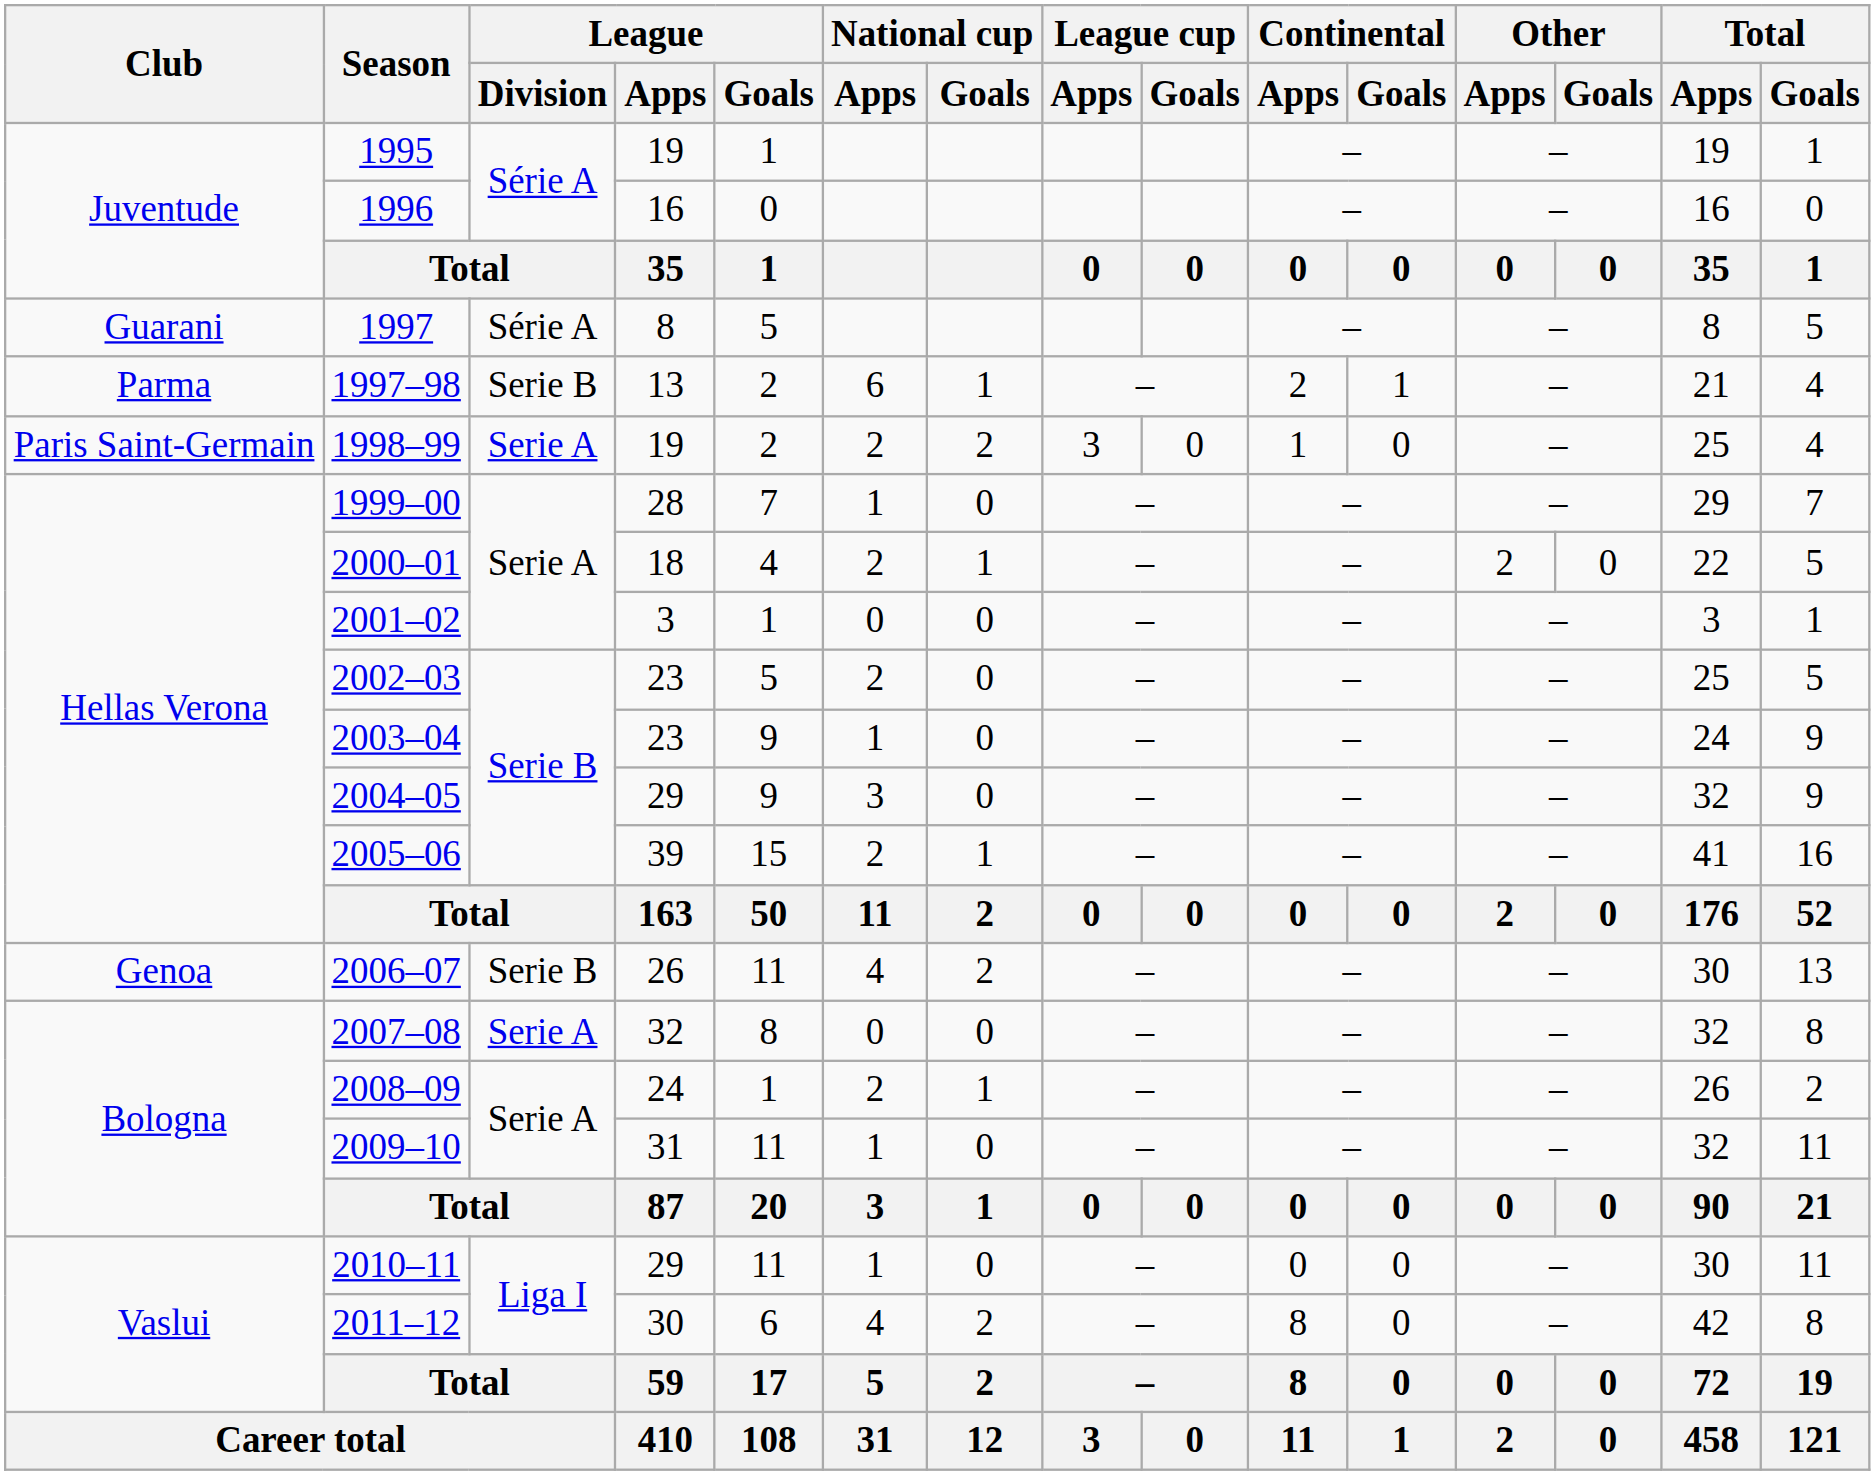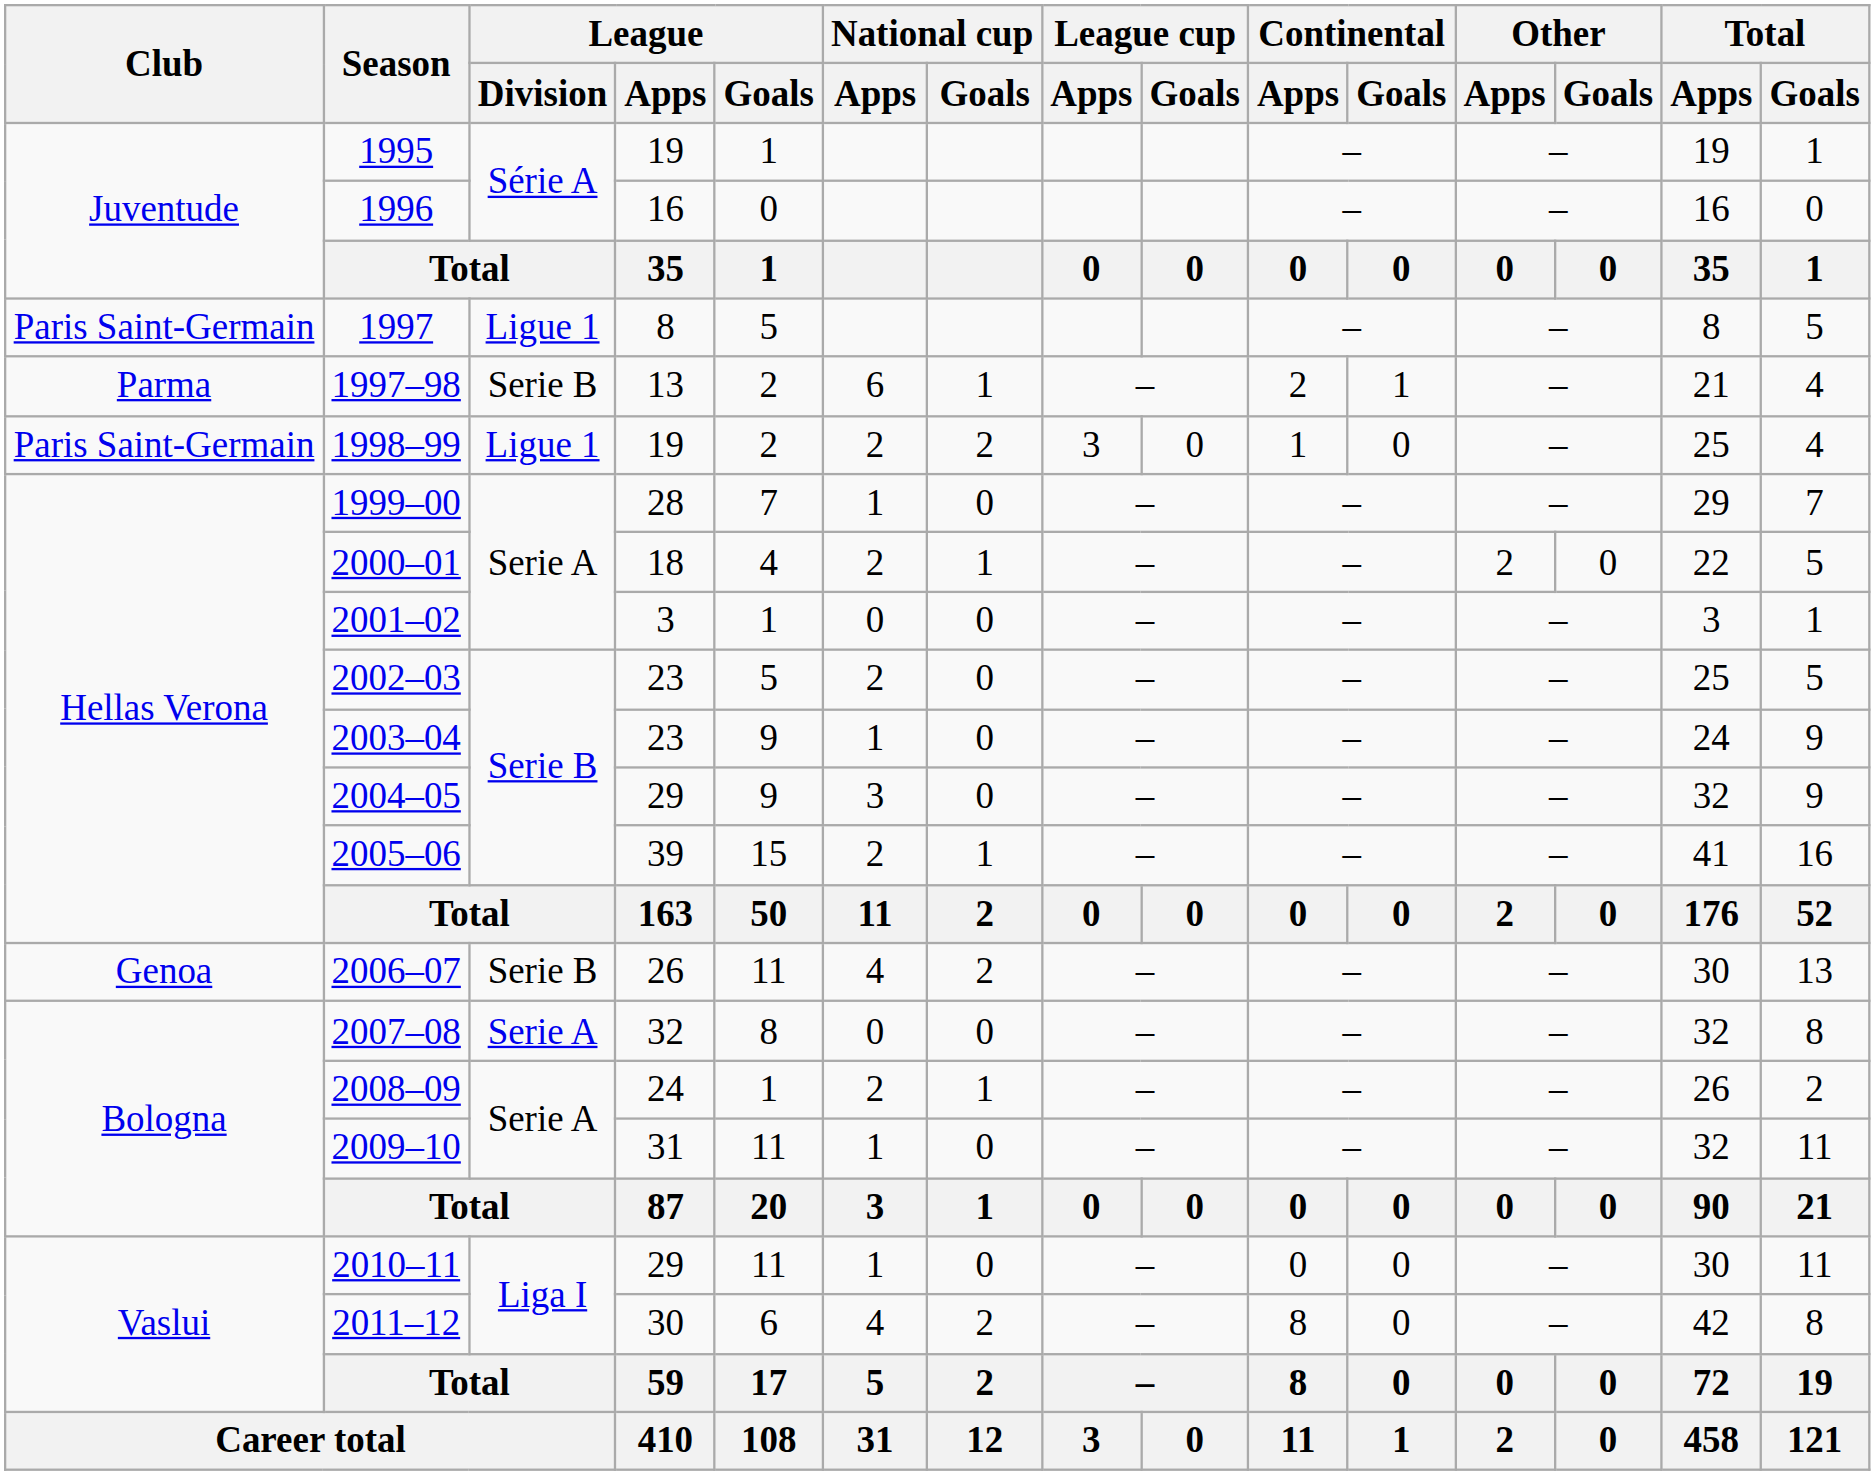(164, 326) Guarani -> (164, 326) Paris Saint-Germain
(543, 326) Série A -> (543, 326) Ligue 1
(543, 444) Serie A -> (543, 444) Ligue 1
